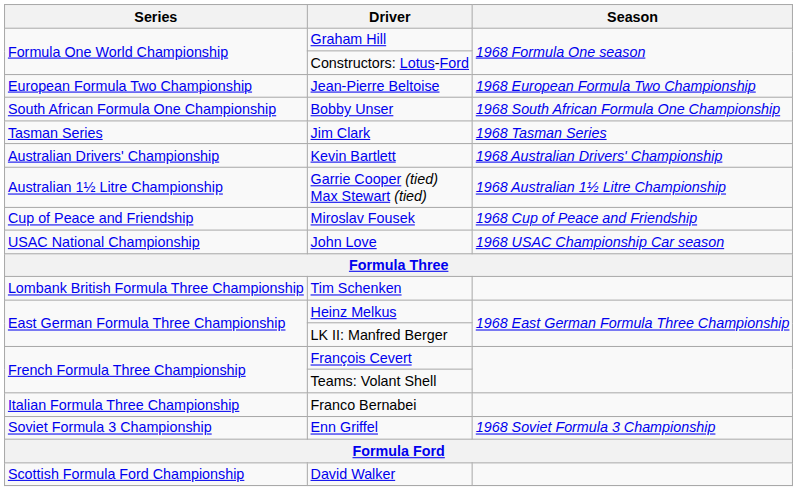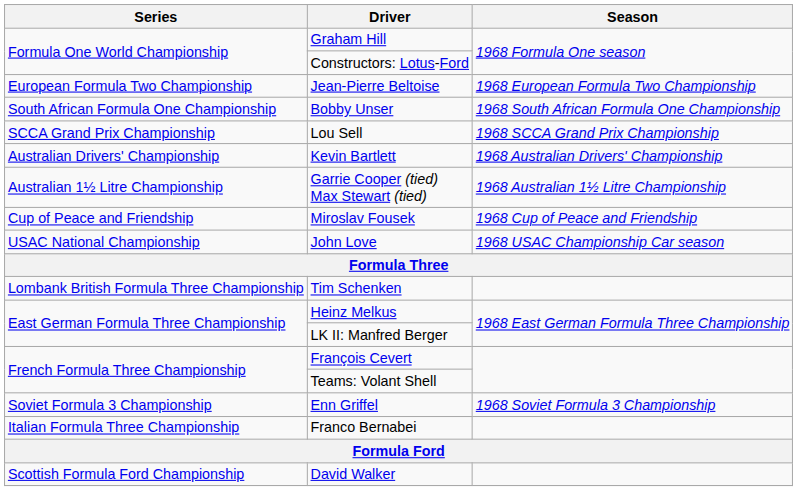+ row: (336, 132)
- row: (340, 132)
rows swapped: (364, 404) <-> (344, 428)
